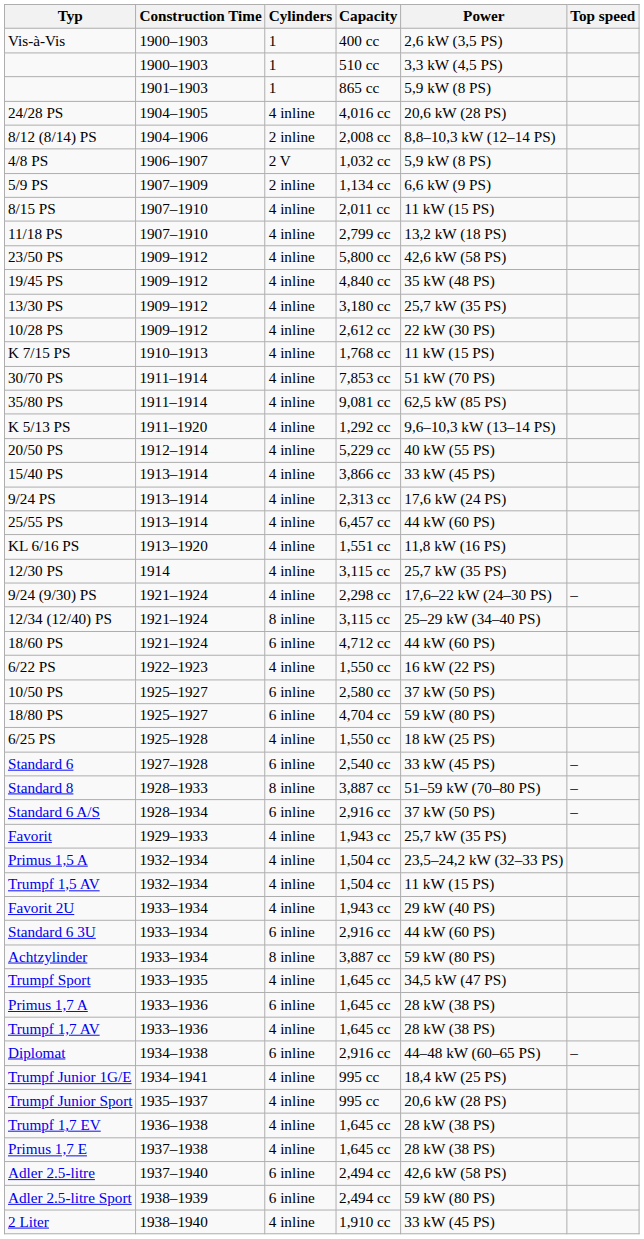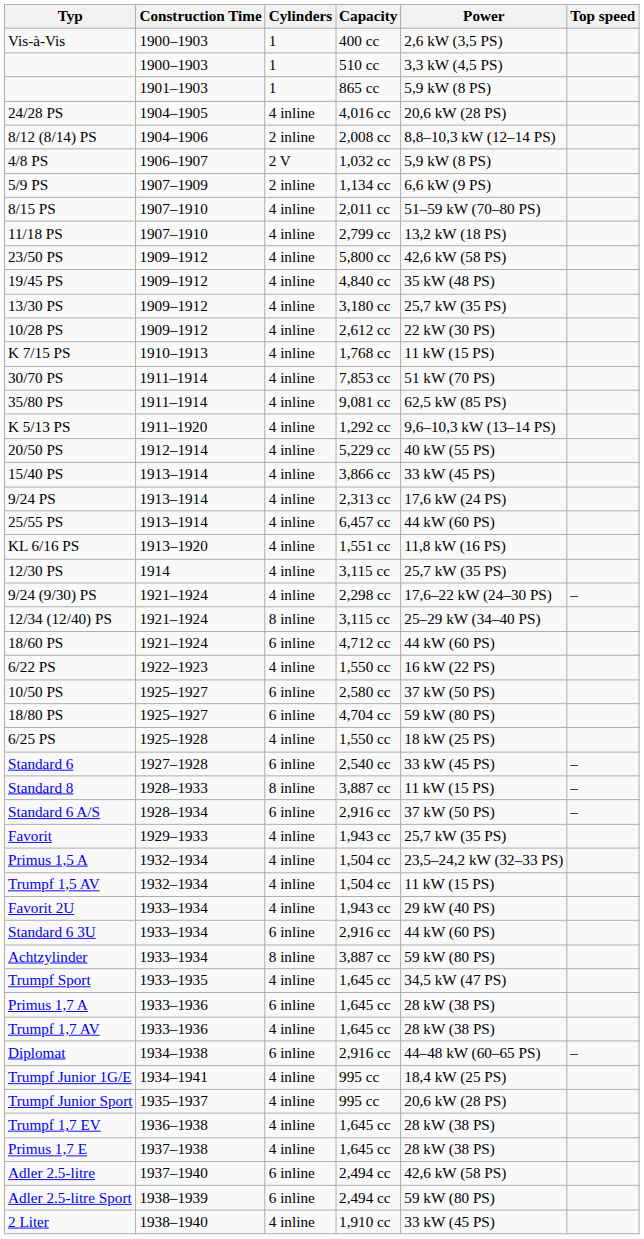(449, 209) 11 kW (15 PS) -> (472, 209) 51–59 kW (70–80 PS)
(472, 787) 51–59 kW (70–80 PS) -> (449, 787) 11 kW (15 PS)
